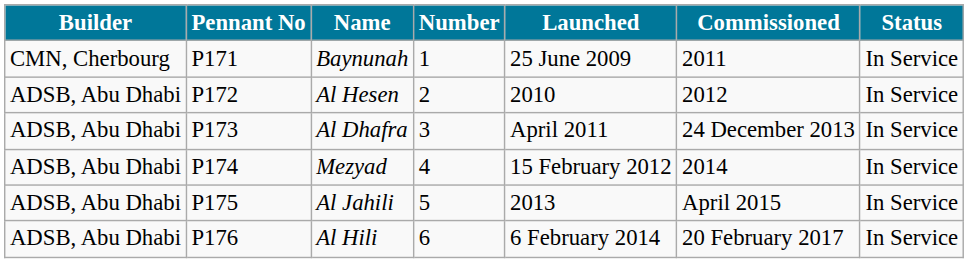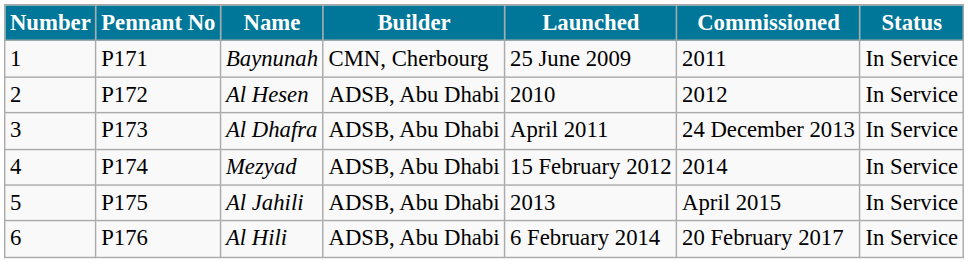columns swapped: (459, 22) <-> (95, 22)
